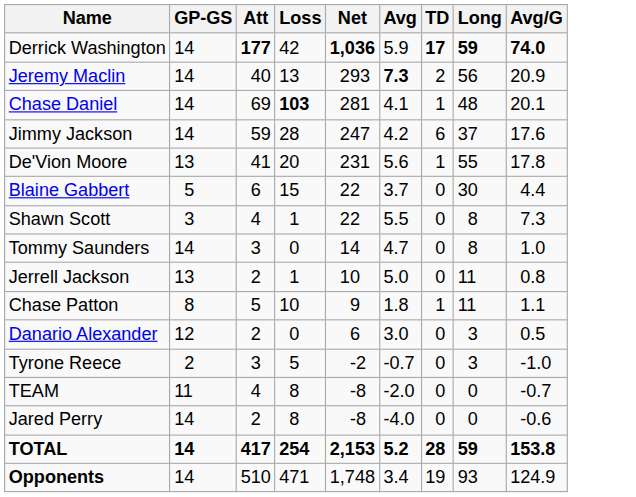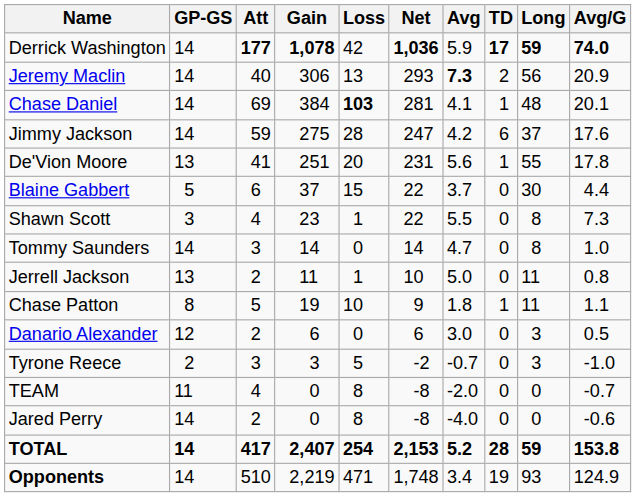+ column: (307, 18)
